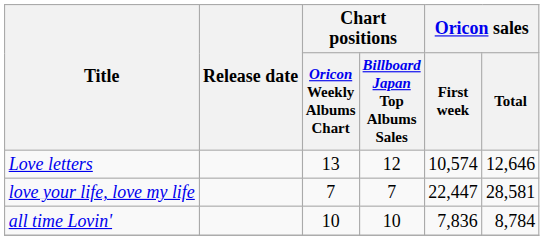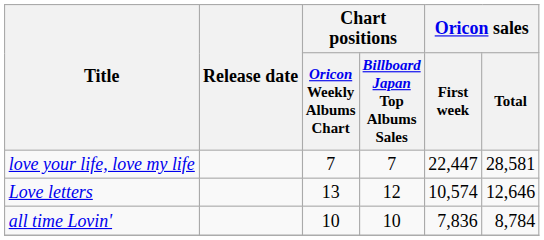rows swapped: (102, 192) <-> (51, 163)
